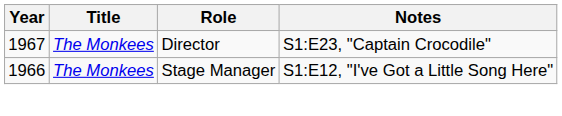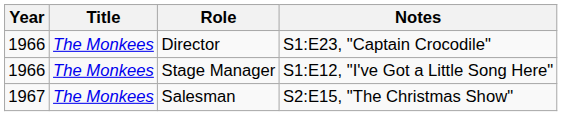(27, 44) 1967 -> (27, 44) 1966
+ row: (199, 96)
